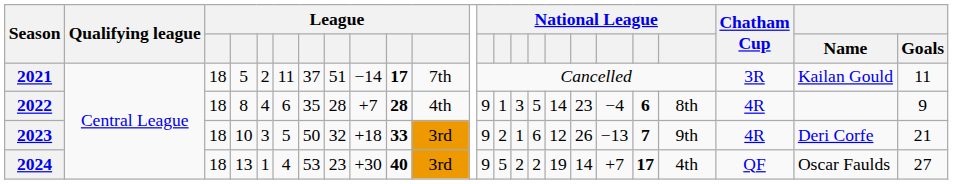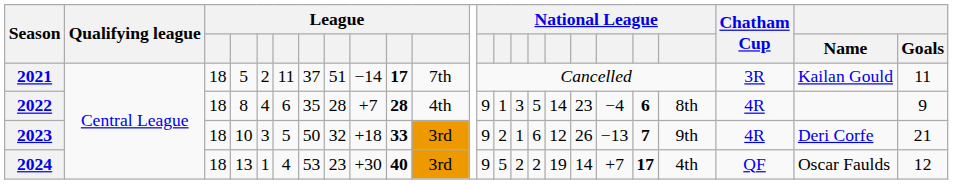(923, 164) 27 -> (923, 164) 12
